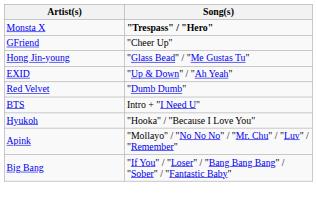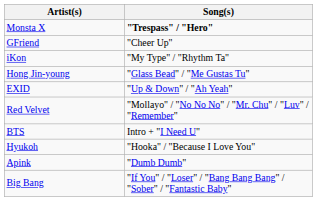+ row: (16, 58)
(157, 89) "Dumb Dumb" -> (218, 110) "Mollayo" / "No No No" / "Mr. Chu" / "Luv" / "Remember"
(218, 141) "Mollayo" / "No No No" / "Mr. Chu" / "Luv" / "Remember" -> (157, 162) "Dumb Dumb"
